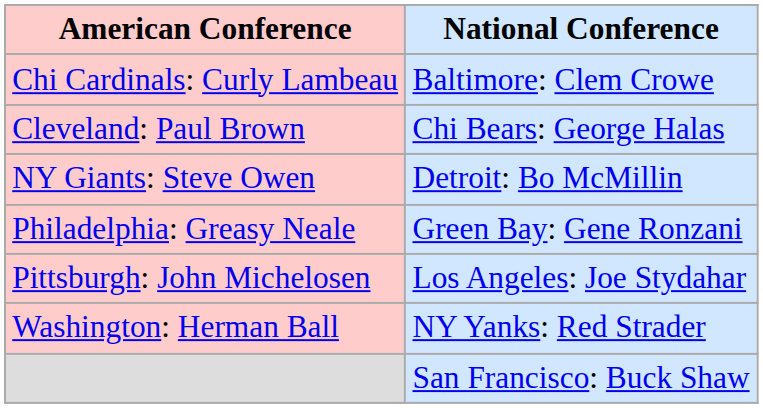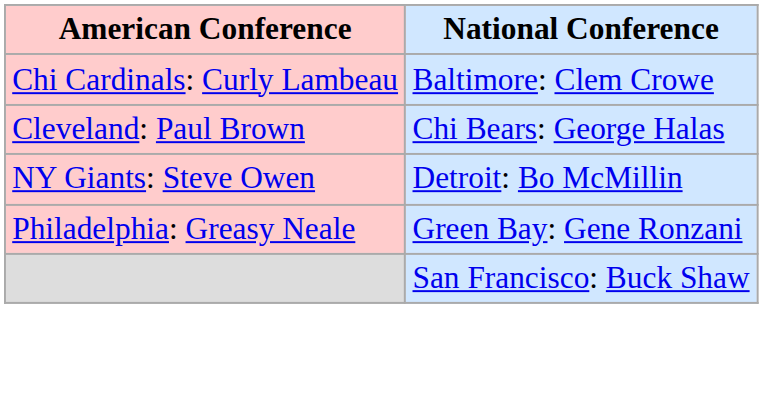- row: (191, 278)
- row: (176, 327)
